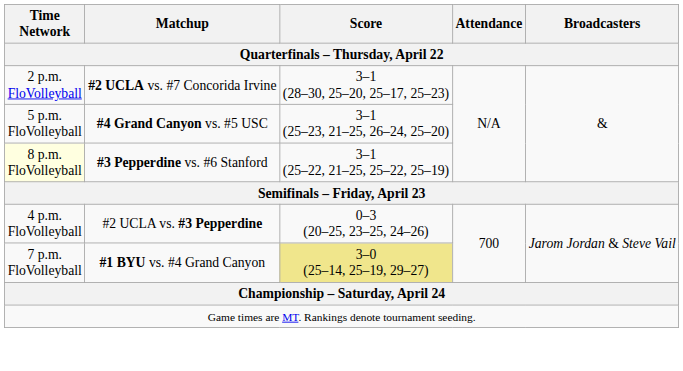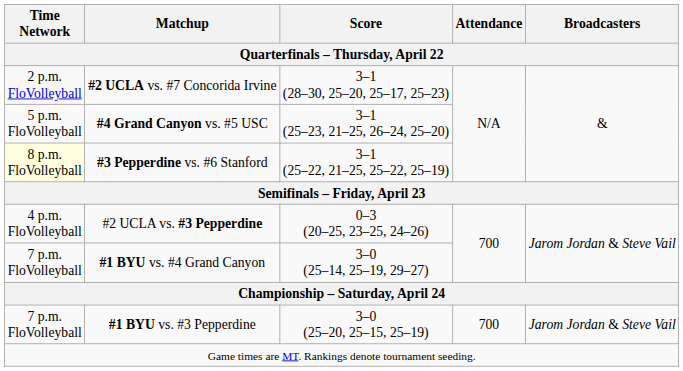(366, 262) khaki background -> (366, 262) no background
+ row: (182, 324)
